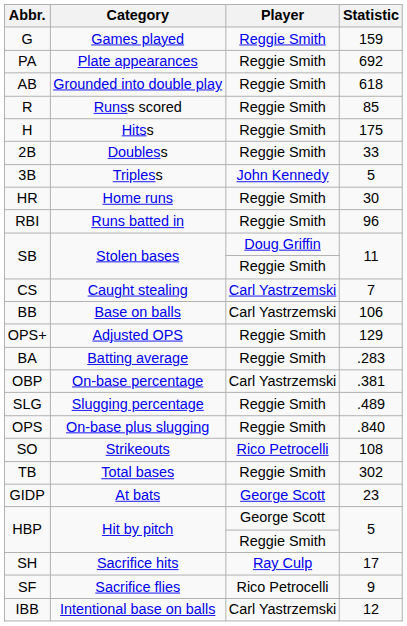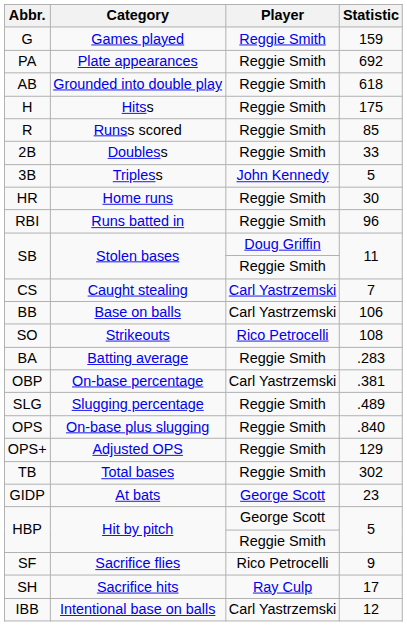rows swapped: (27, 107) <-> (27, 130)
rows swapped: (27, 449) <-> (27, 335)
rows swapped: (27, 564) <-> (27, 586)
